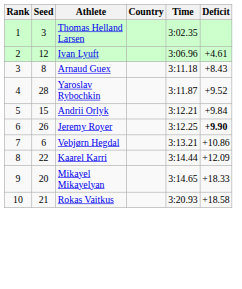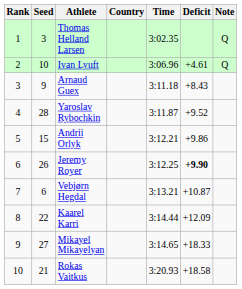+ column: (225, 12)
(44, 54) 12 -> (44, 65) 10
(44, 69) 8 -> (44, 86) 9
(216, 111) +9.84 -> (197, 139) +9.86
(216, 142) +10.86 -> (197, 191) +10.87
(44, 178) 20 -> (44, 244) 27
